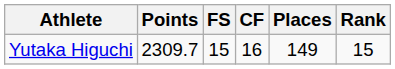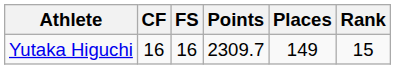columns swapped: (252, 20) <-> (170, 20)
(219, 49) 15 -> (187, 49) 16
